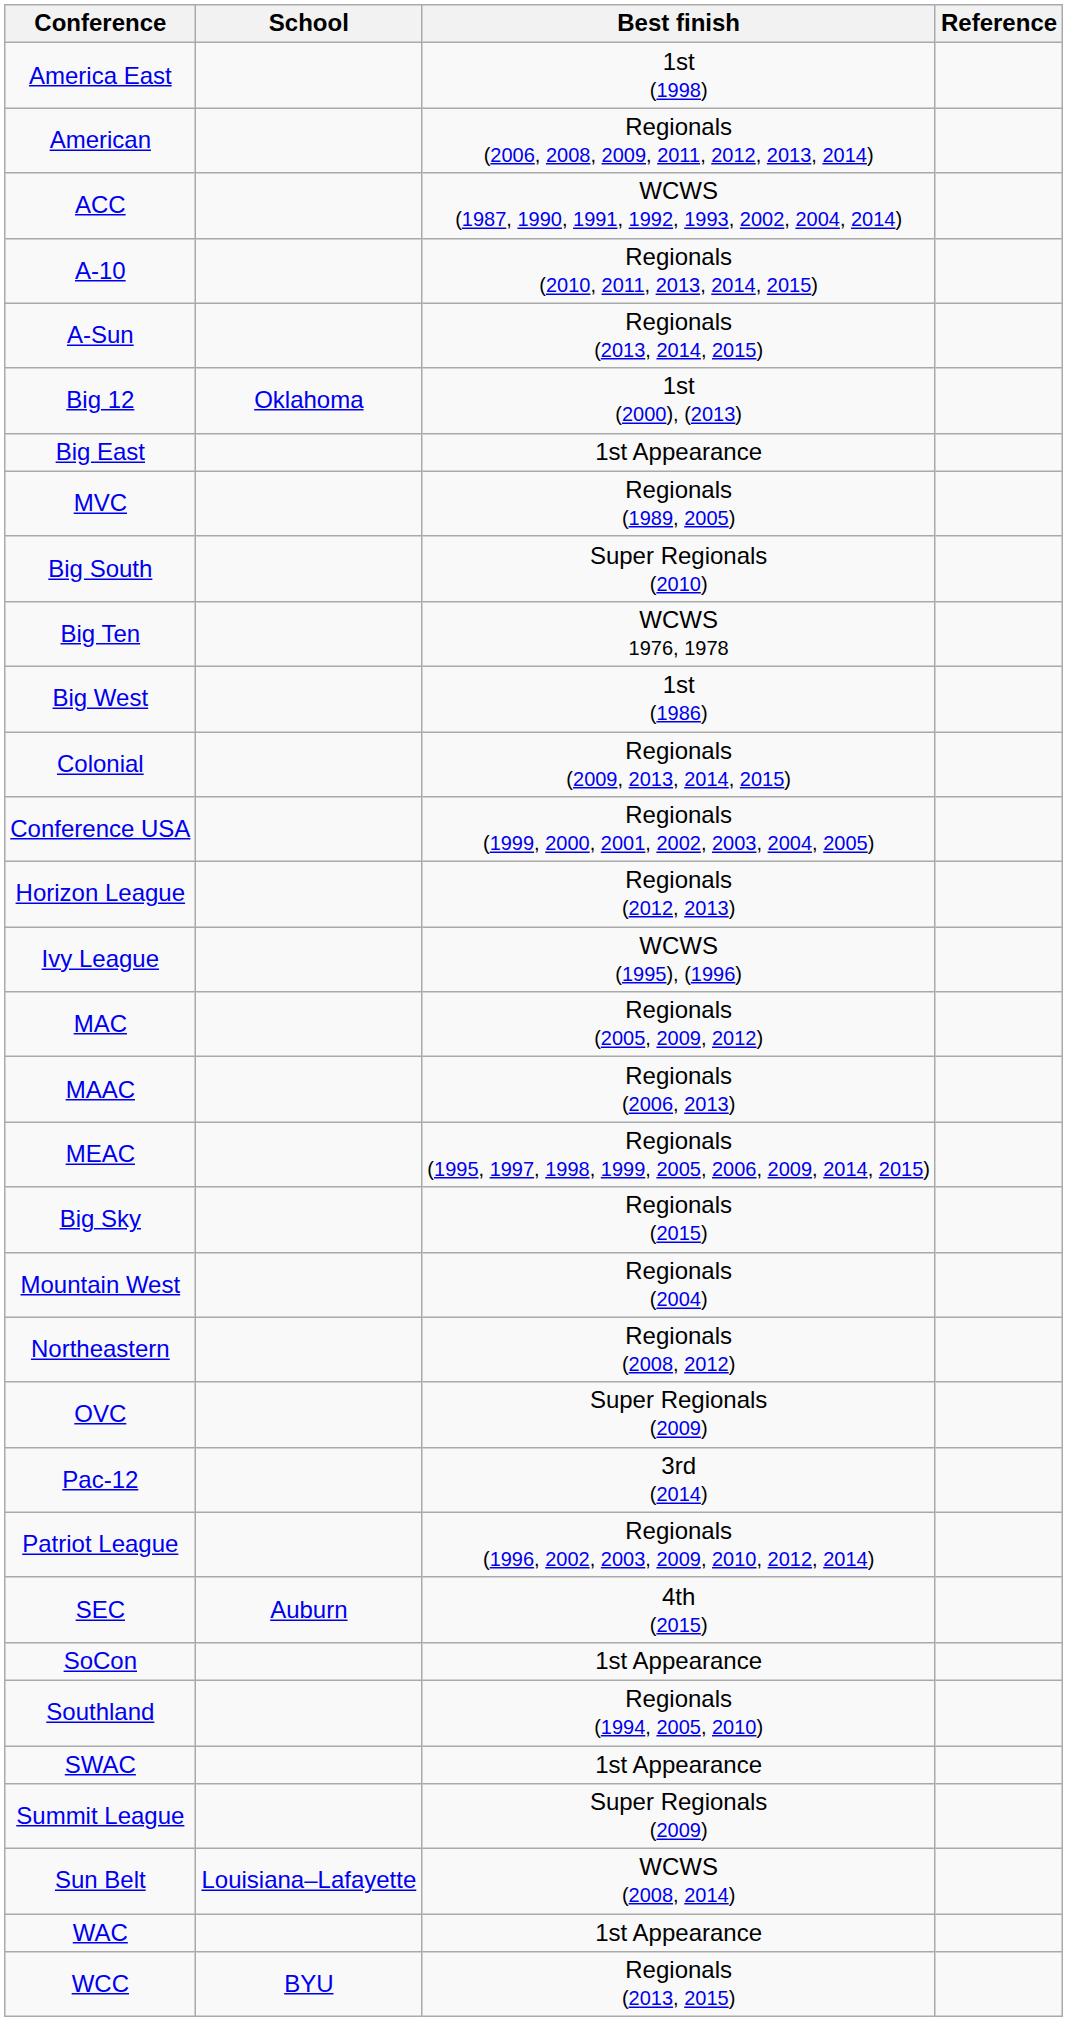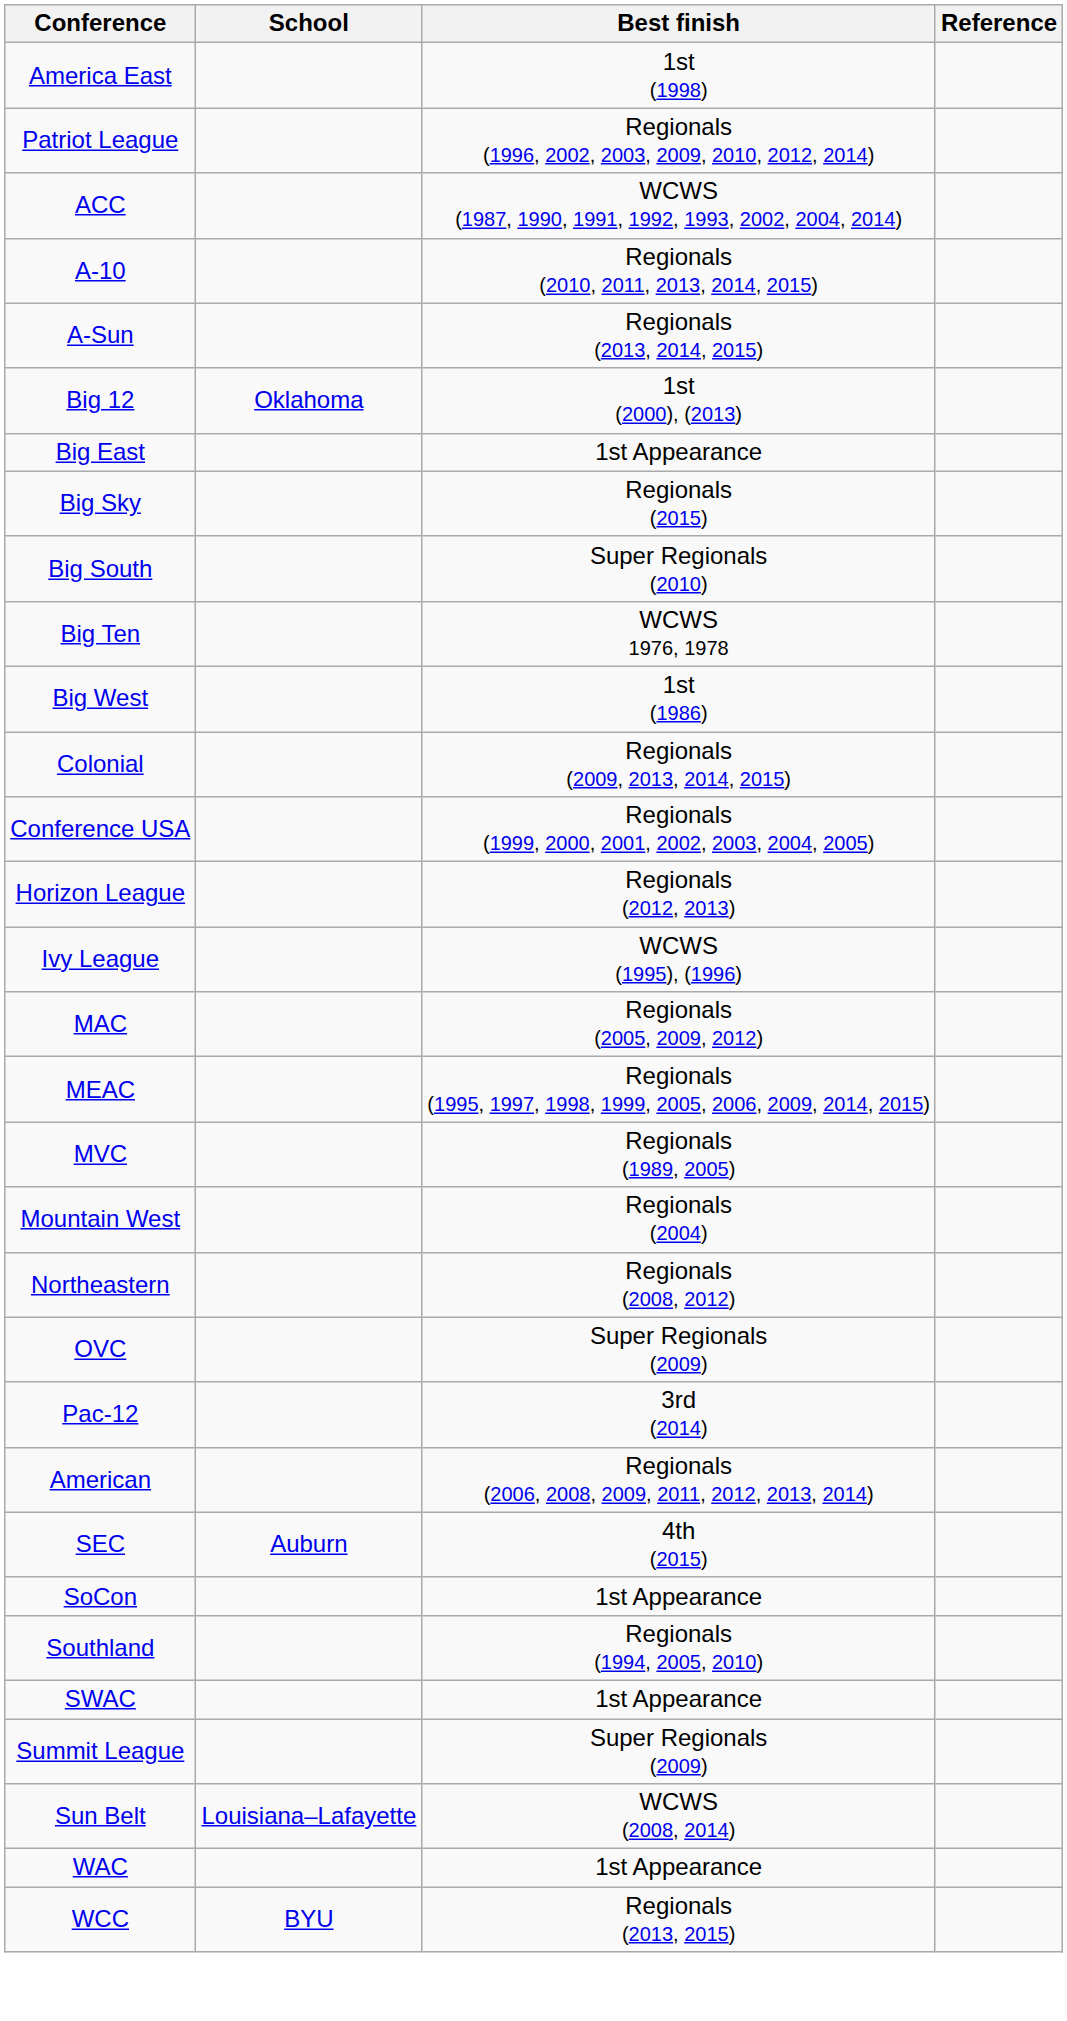rows swapped: (100, 140) <-> (100, 1544)
rows swapped: (100, 1219) <-> (100, 503)
- row: (100, 1089)
